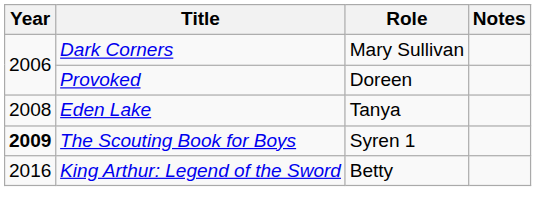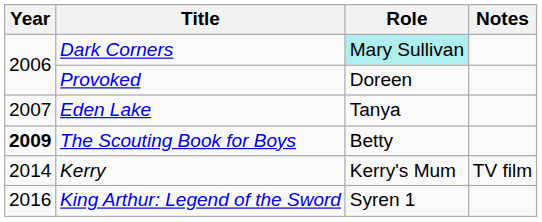(407, 49) no background -> (407, 49) paleturquoise background
(30, 110) 2008 -> (30, 110) 2007
(383, 140) Syren 1 -> (371, 140) Betty
+ row: (83, 170)
(371, 170) Betty -> (383, 200) Syren 1
